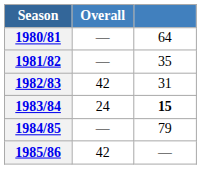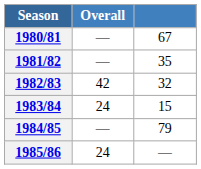(165, 38) 64 -> (165, 38) 67
(165, 83) 31 -> (165, 83) 32
(165, 106) bold -> (165, 106) normal
(103, 151) 42 -> (103, 151) 24
